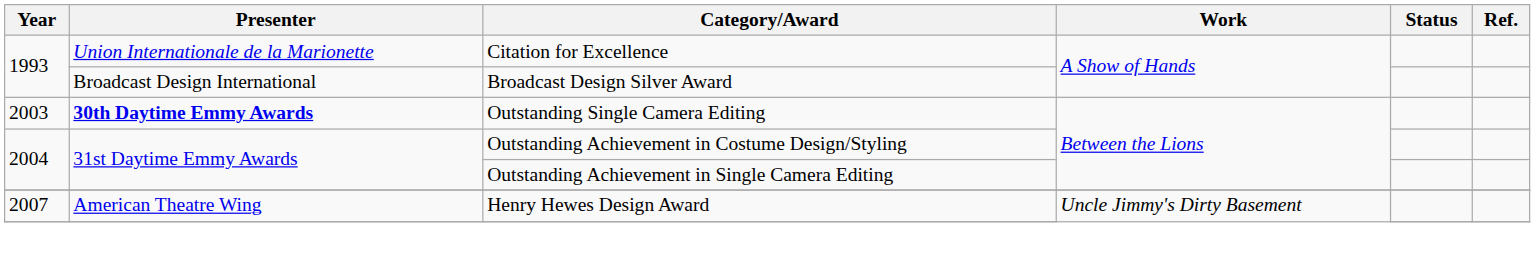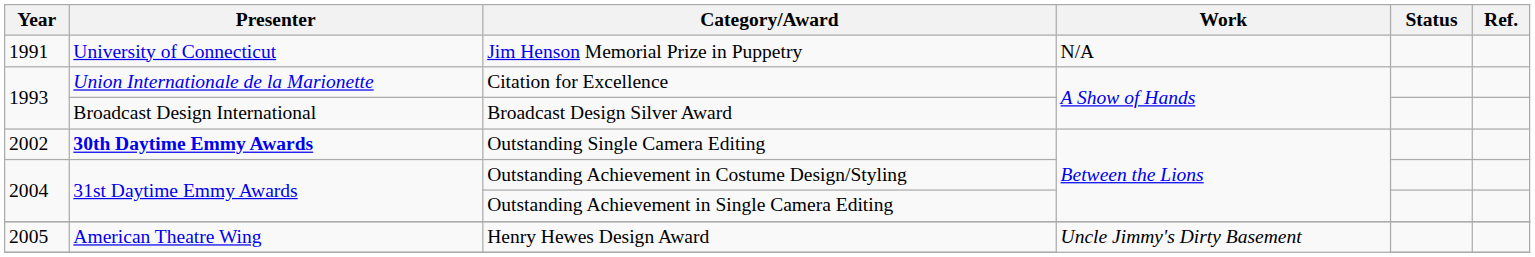+ row: (645, 50)
(29, 112) 2003 -> (29, 143) 2002
(29, 205) 2007 -> (29, 236) 2005
